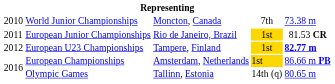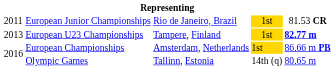- row: (82, 21)
(13, 48) 2012 -> (13, 34) 2013
